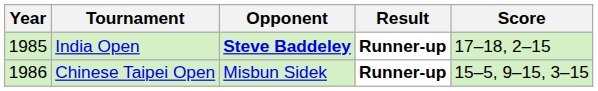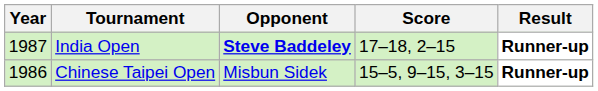columns swapped: (522, 19) <-> (403, 19)
(28, 46) 1985 -> (28, 46) 1987
